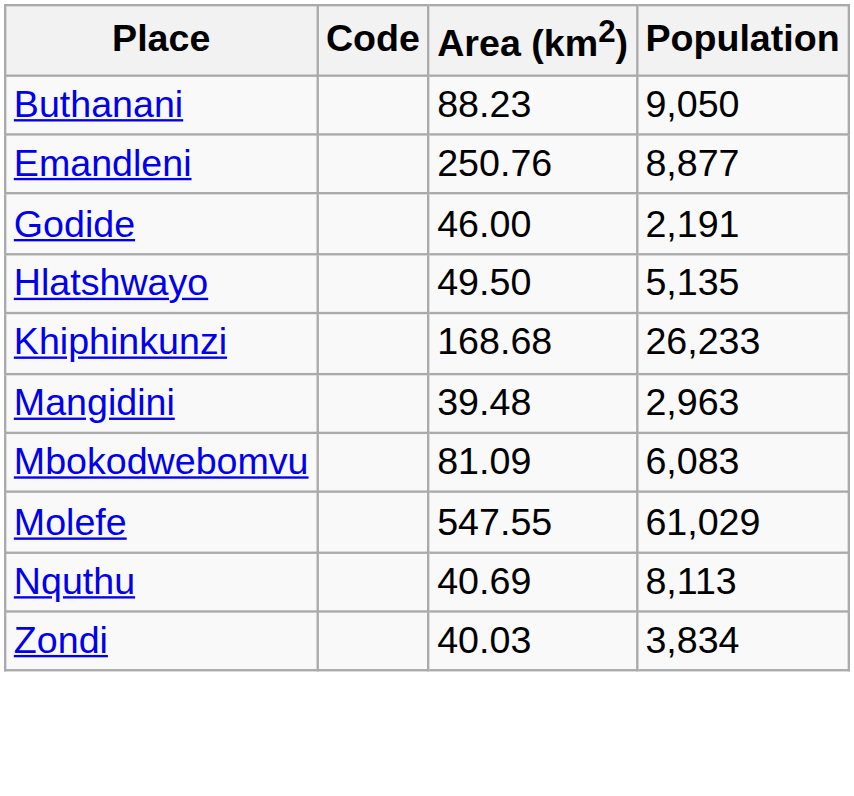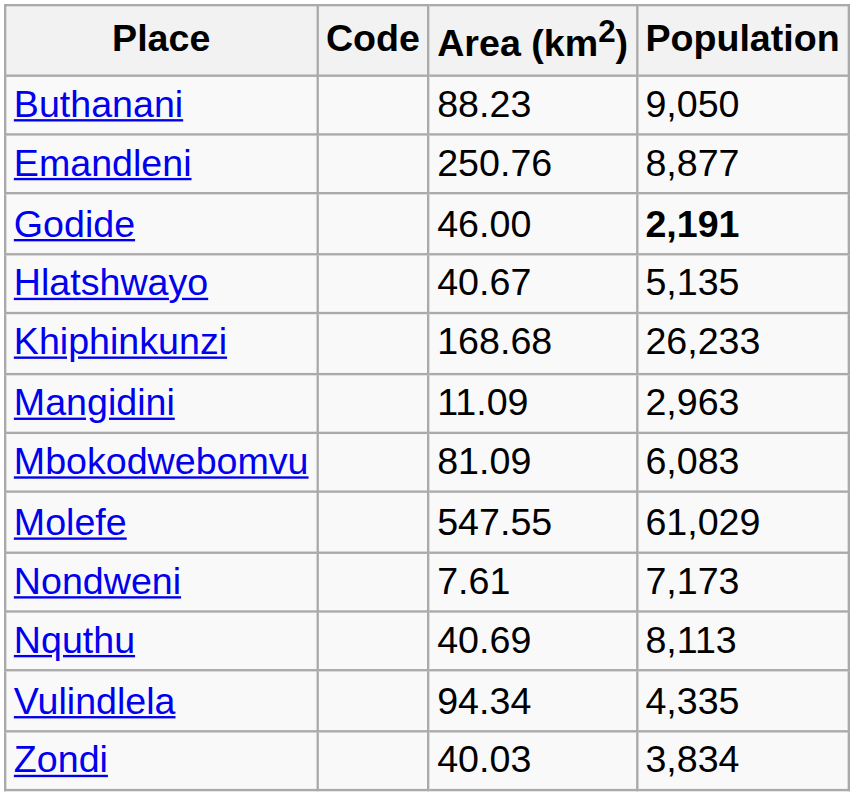(692, 223) normal -> (692, 223) bold
(484, 283) 49.50 -> (484, 283) 40.67
(484, 402) 39.48 -> (483, 402) 11.09
+ row: (97, 581)
+ row: (95, 700)
